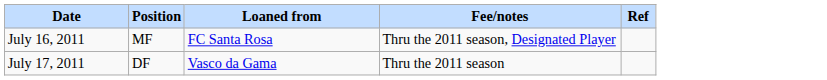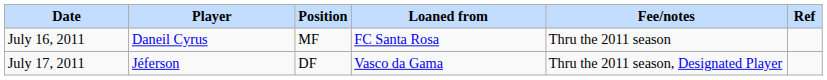+ column: (212, 16)
(499, 40) Thru the 2011 season, Designated Player -> (610, 40) Thru the 2011 season
(443, 63) Thru the 2011 season -> (666, 63) Thru the 2011 season, Designated Player
